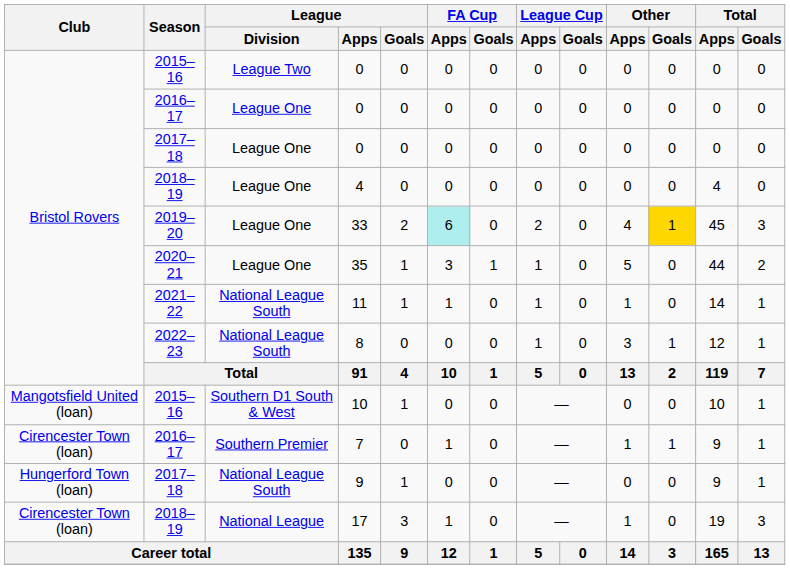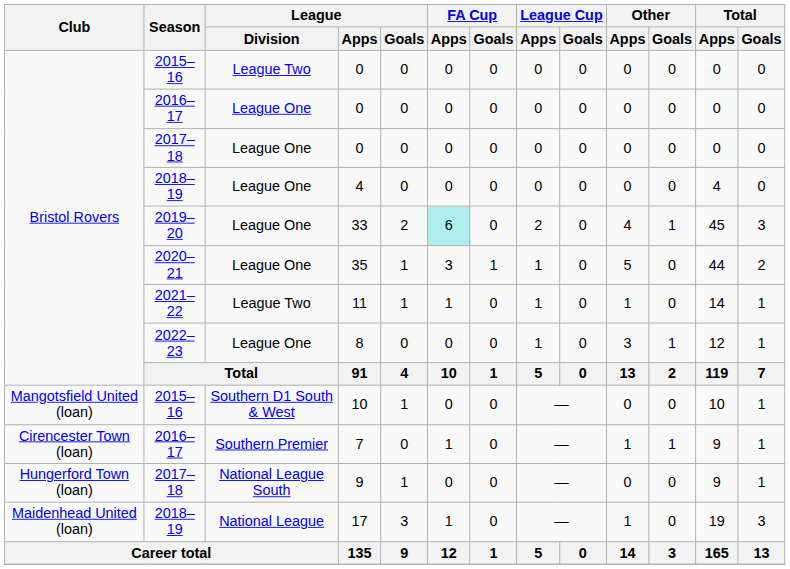(672, 225) gold background -> (672, 225) no background
(272, 303) National League South -> (272, 303) League Two
(272, 342) National League South -> (272, 342) League One
(74, 521) Cirencester Town (loan) -> (74, 521) Maidenhead United (loan)
